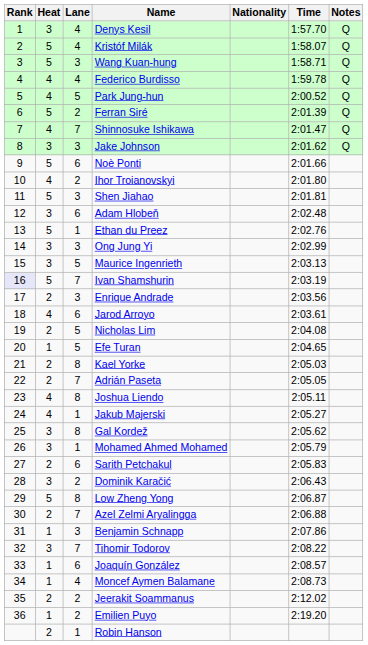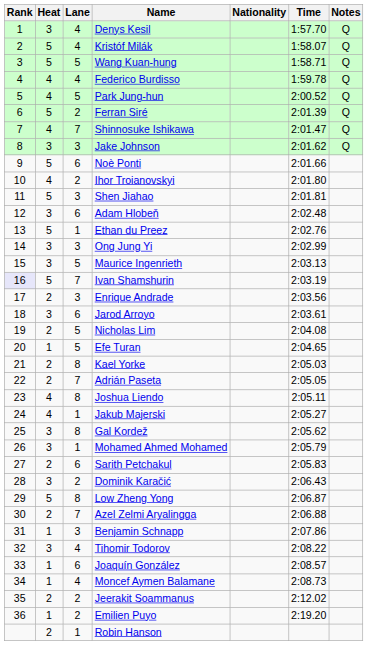(78, 63) 3 -> (78, 63) 5
(49, 314) 4 -> (49, 314) 3
(78, 548) 7 -> (78, 548) 4
